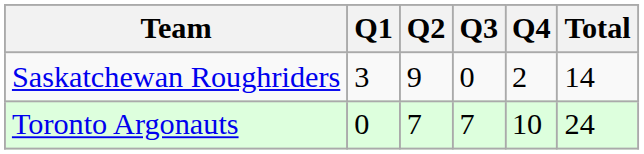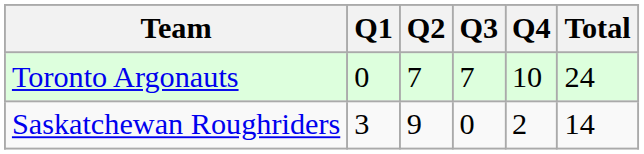rows swapped: (176, 76) <-> (125, 124)
